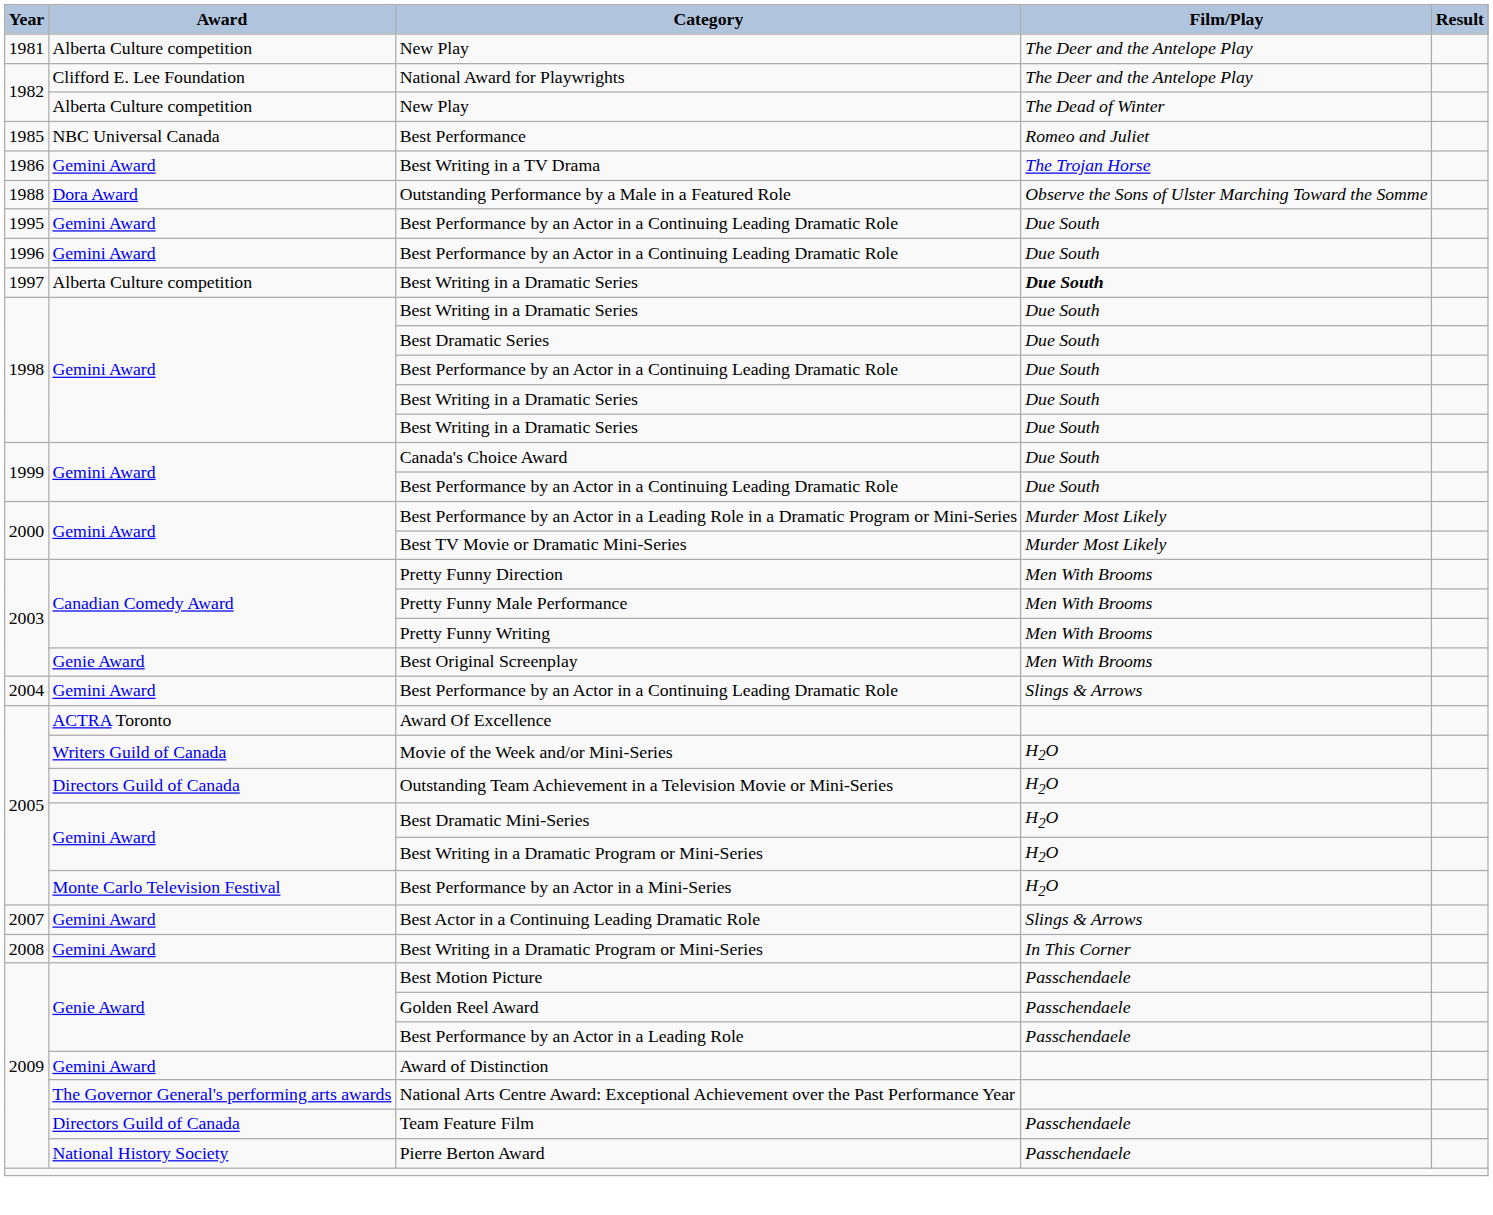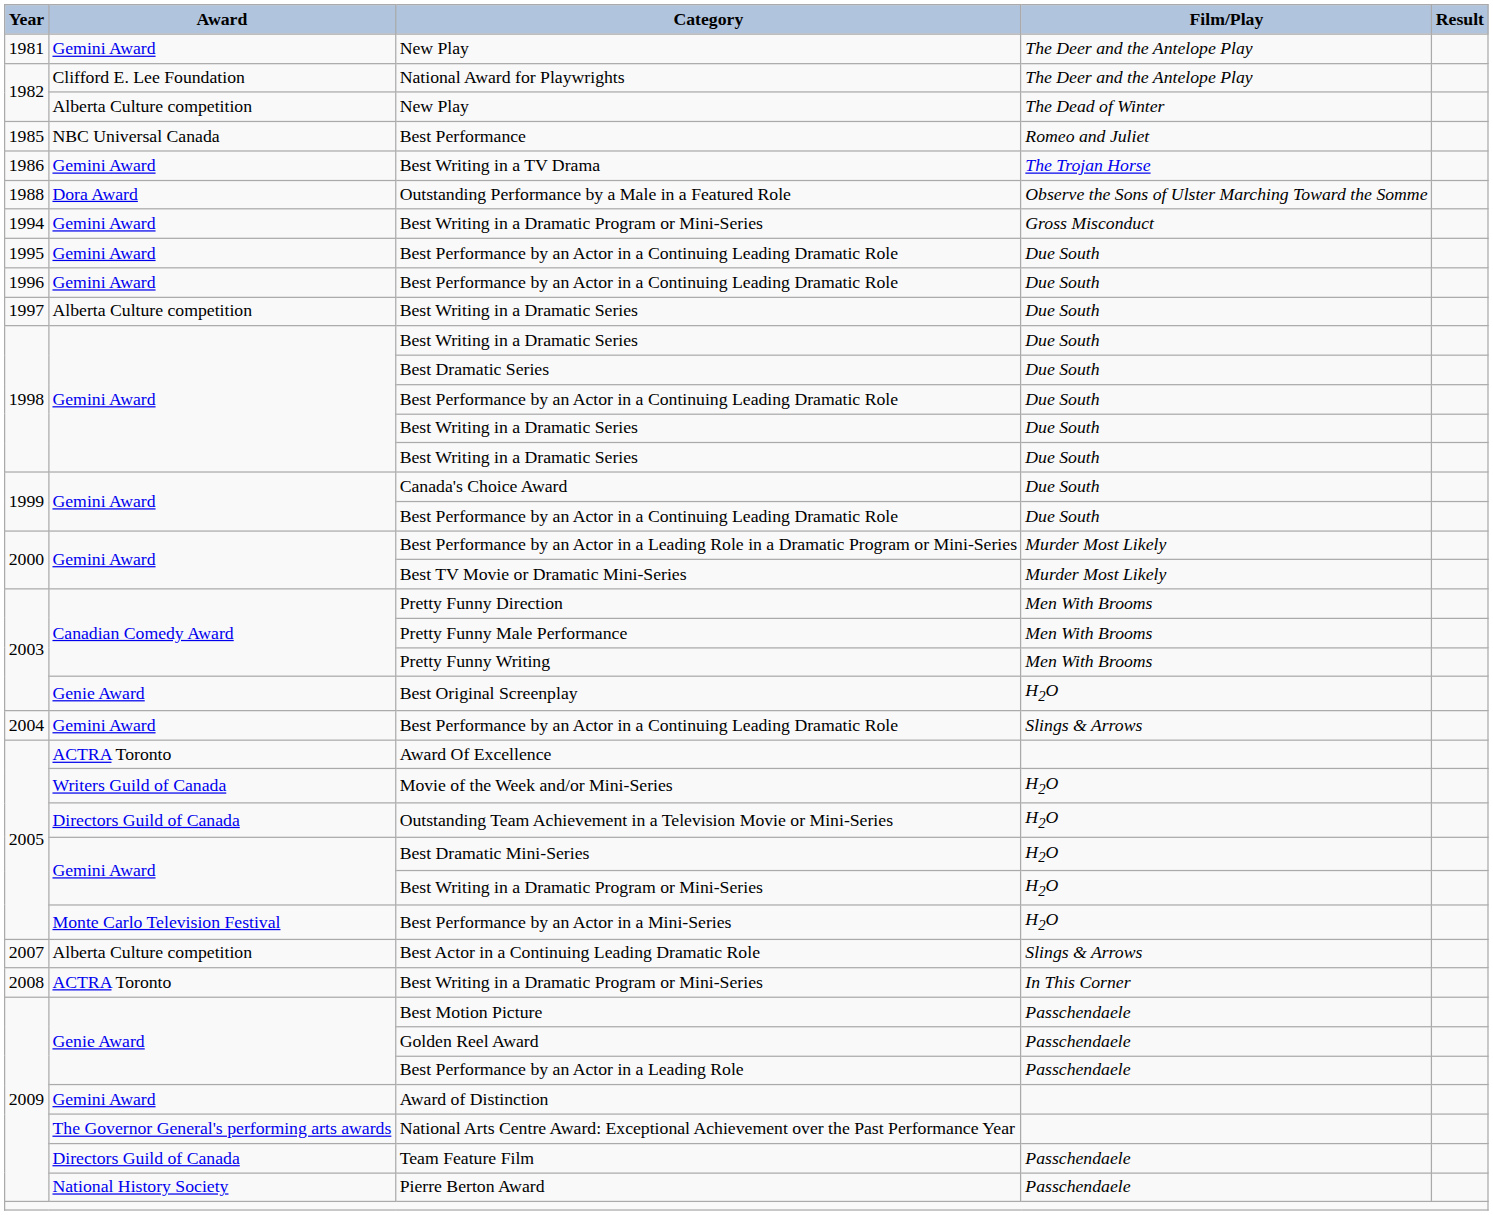(152, 48) Alberta Culture competition -> (104, 48) Gemini Award
+ row: (26, 223)
(1064, 282) bold -> (1062, 311) normal
(1089, 662) Men With Brooms -> (1042, 693) H2O
(104, 919) Gemini Award -> (152, 953) Alberta Culture competition
(104, 948) Gemini Award -> (112, 982) ACTRA Toronto
